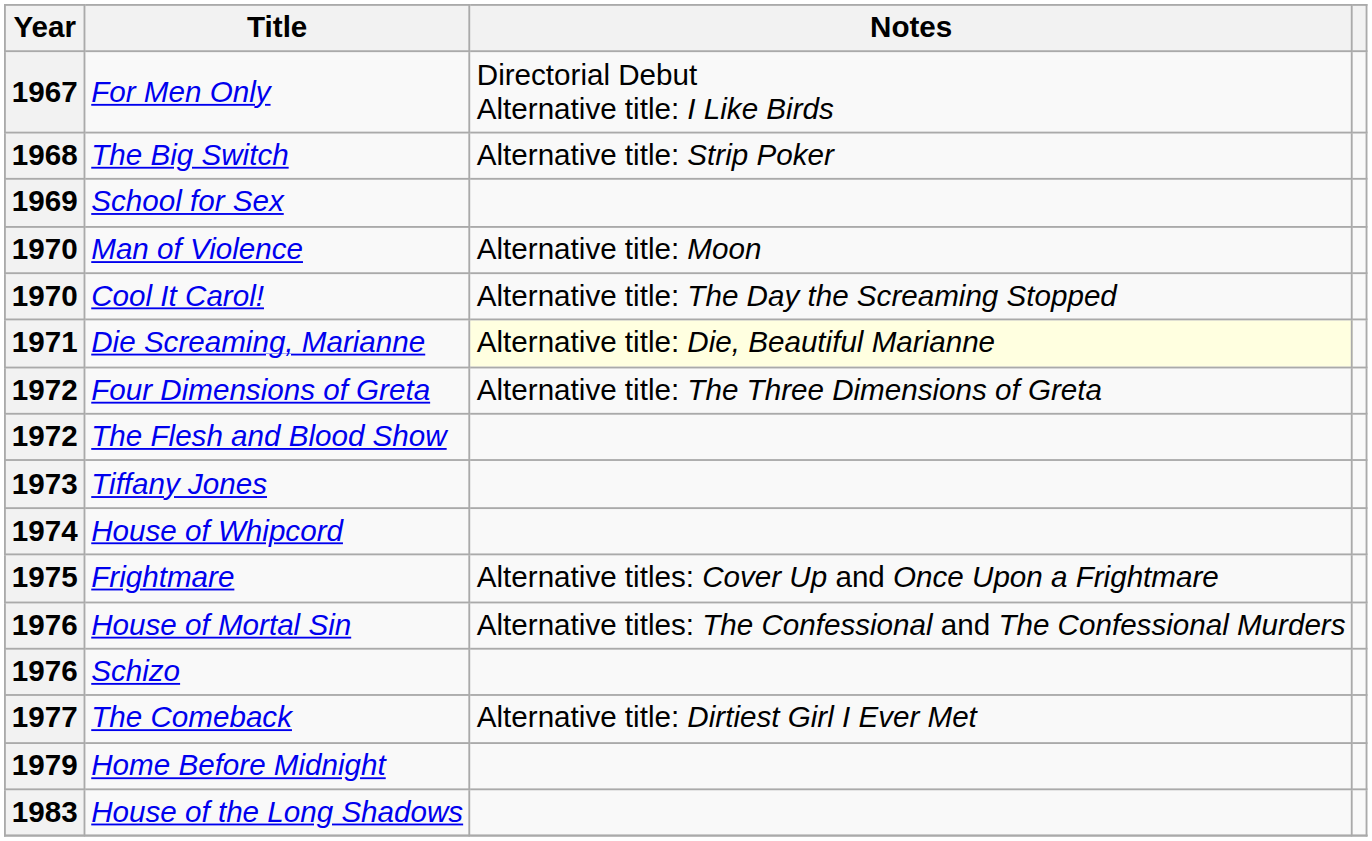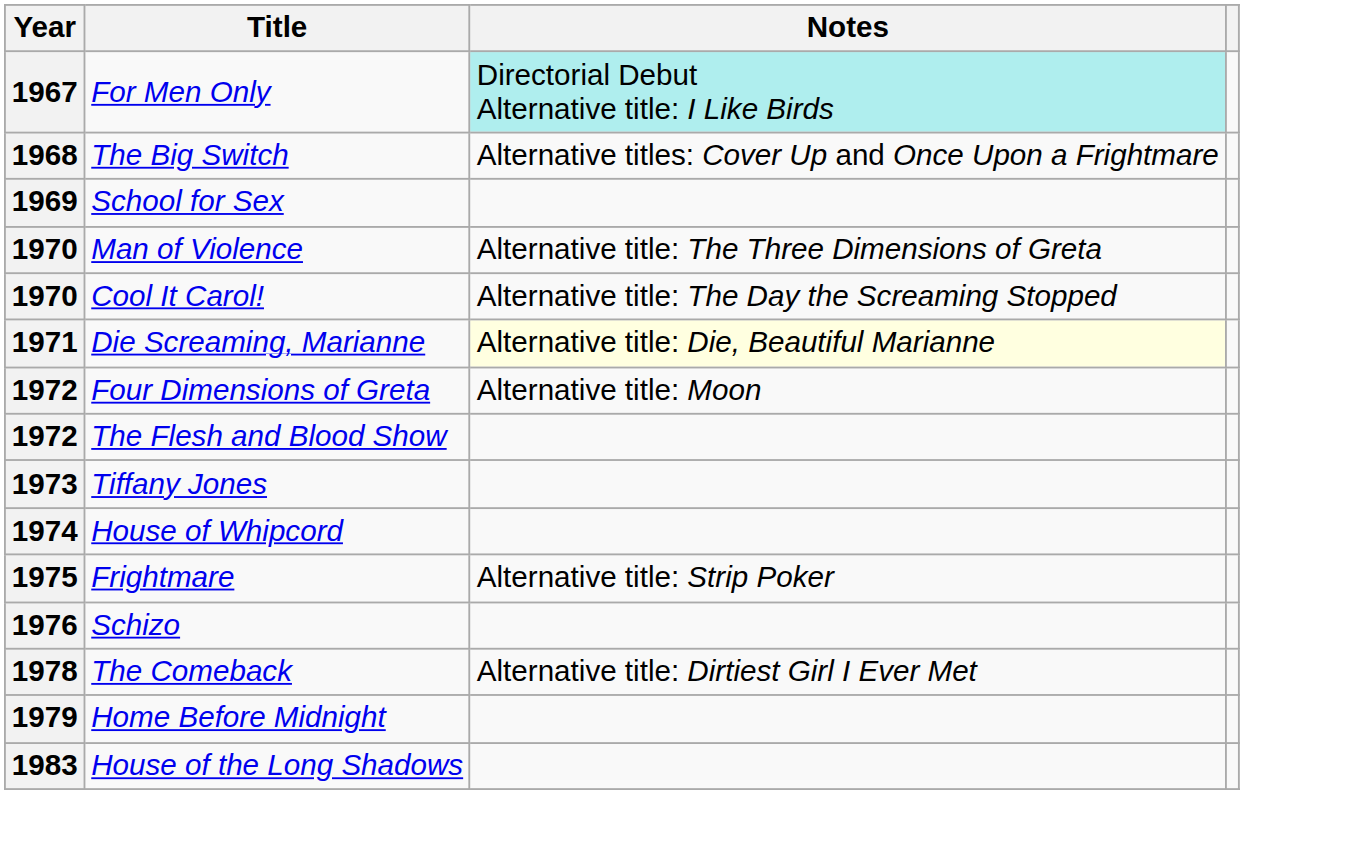(655, 91) no background -> (655, 91) paleturquoise background
(655, 155) Alternative title: Strip Poker -> (848, 155) Alternative titles: Cover Up and Once Upon a Frightmare
(619, 249) Alternative title: Moon -> (789, 249) Alternative title: The Three Dimensions of Greta
(789, 389) Alternative title: The Three Dimensions of Greta -> (619, 389) Alternative title: Moon
(848, 577) Alternative titles: Cover Up and Once Upon a Frightmare -> (655, 577) Alternative title: Strip Poker
- row: (221, 624)
(45, 718) 1977 -> (45, 671) 1978
